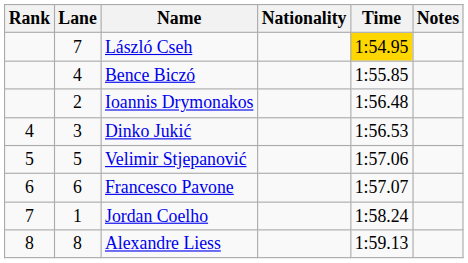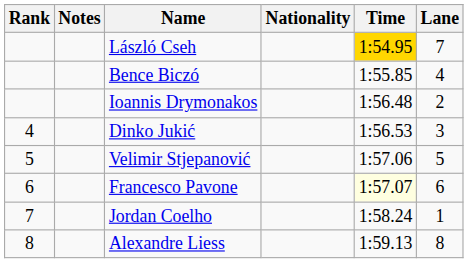columns swapped: (78, 18) <-> (438, 18)
(382, 187) no background -> (386, 187) lightyellow background
